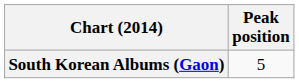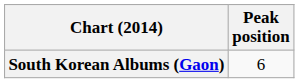(261, 63) 5 -> (261, 63) 6
